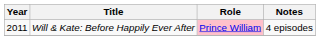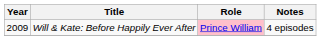(17, 27) 2011 -> (17, 27) 2009
